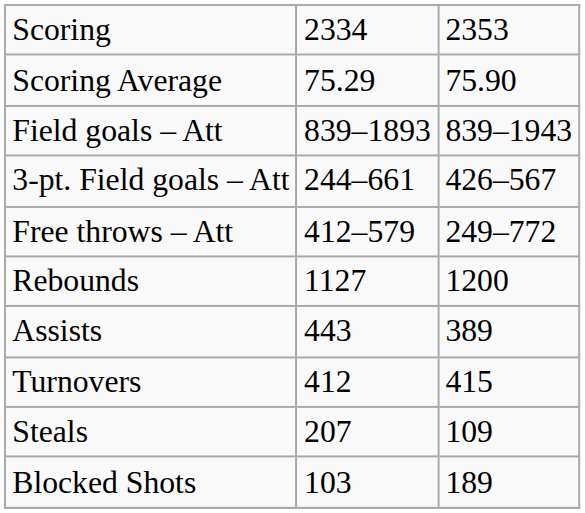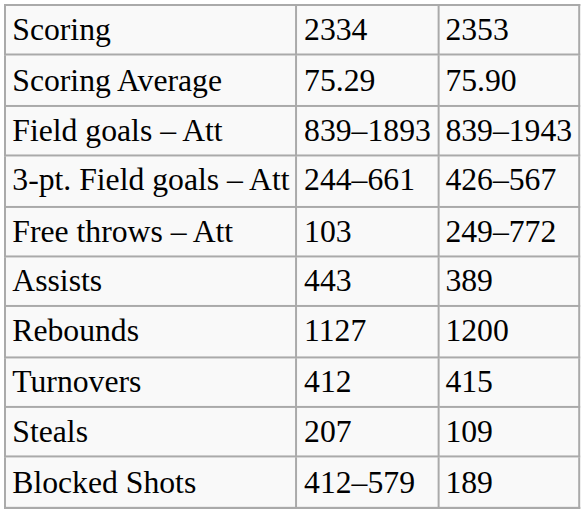(360, 230) 412–579 -> (328, 230) 103
rows swapped: (76, 280) <-> (57, 331)
(328, 481) 103 -> (360, 481) 412–579
